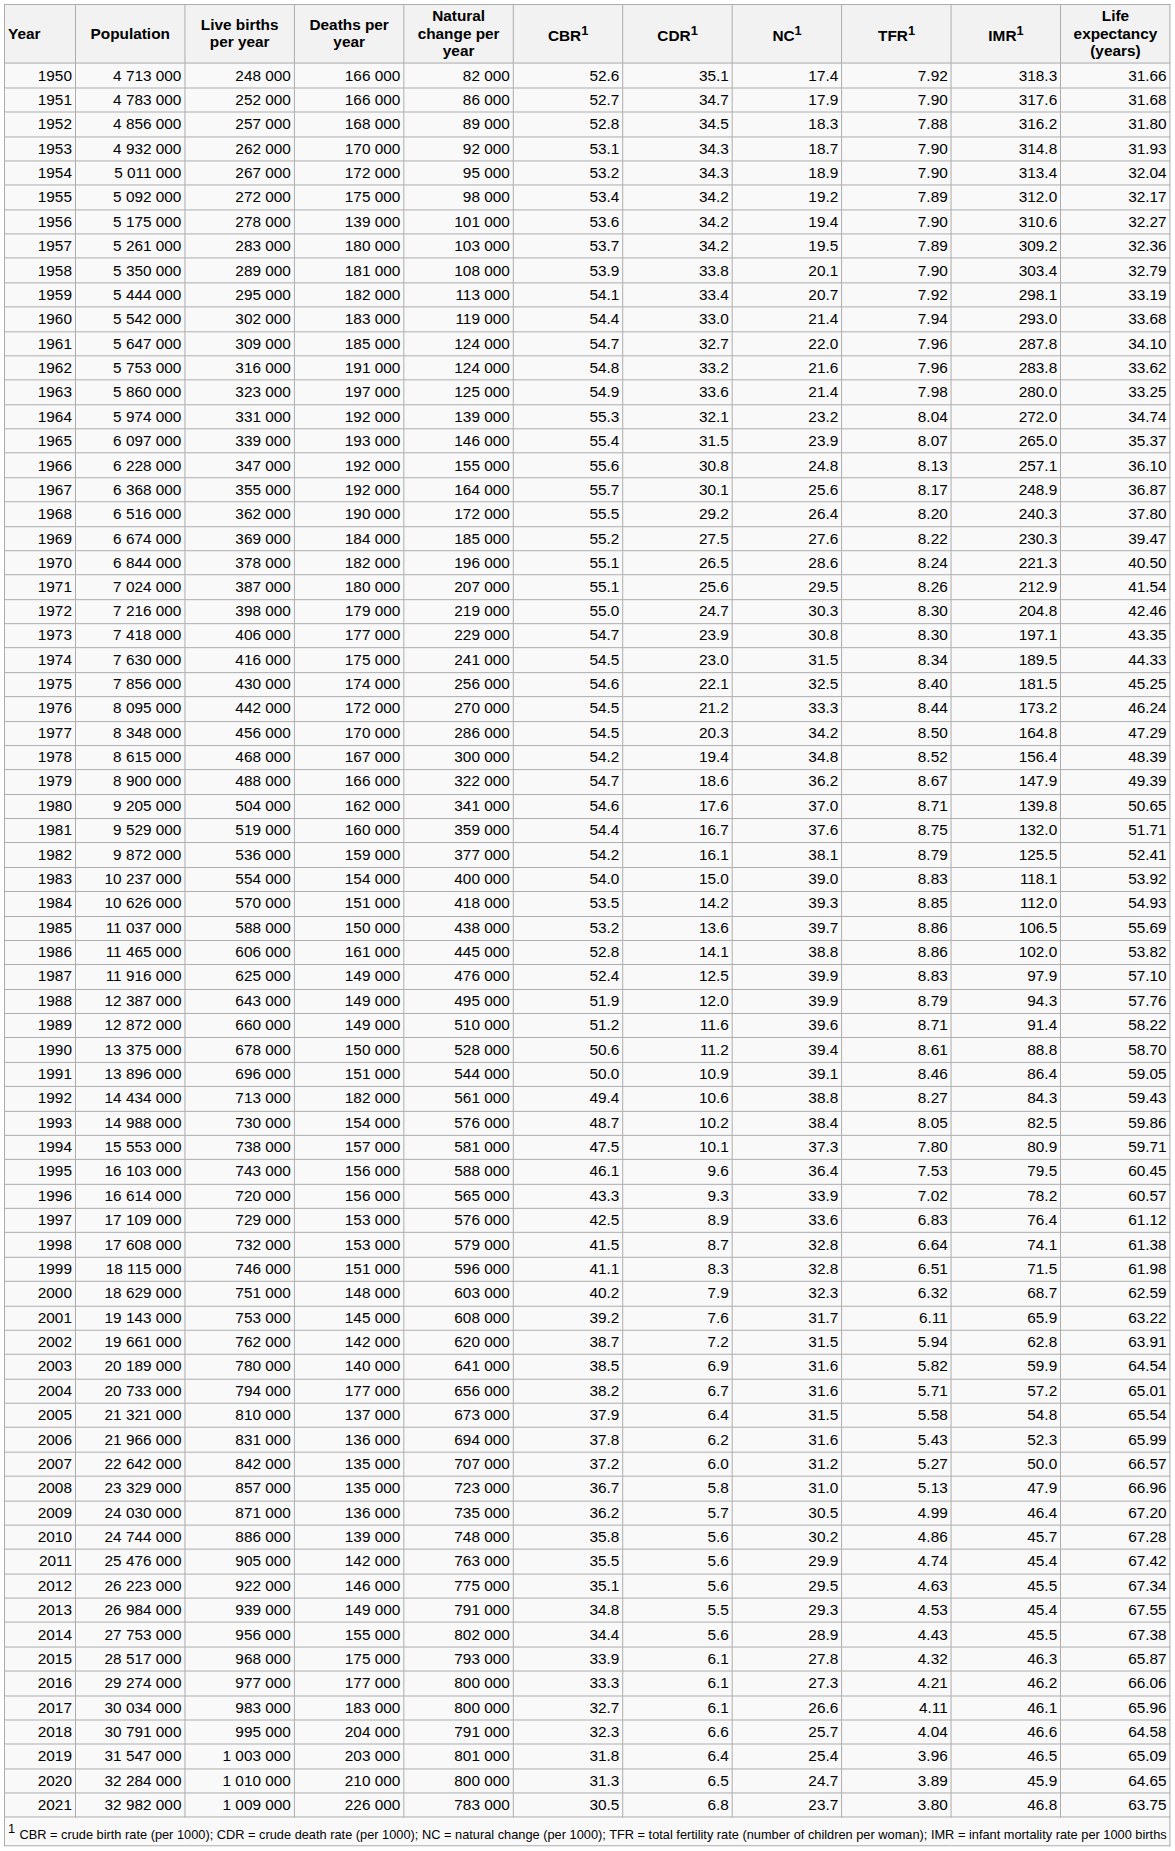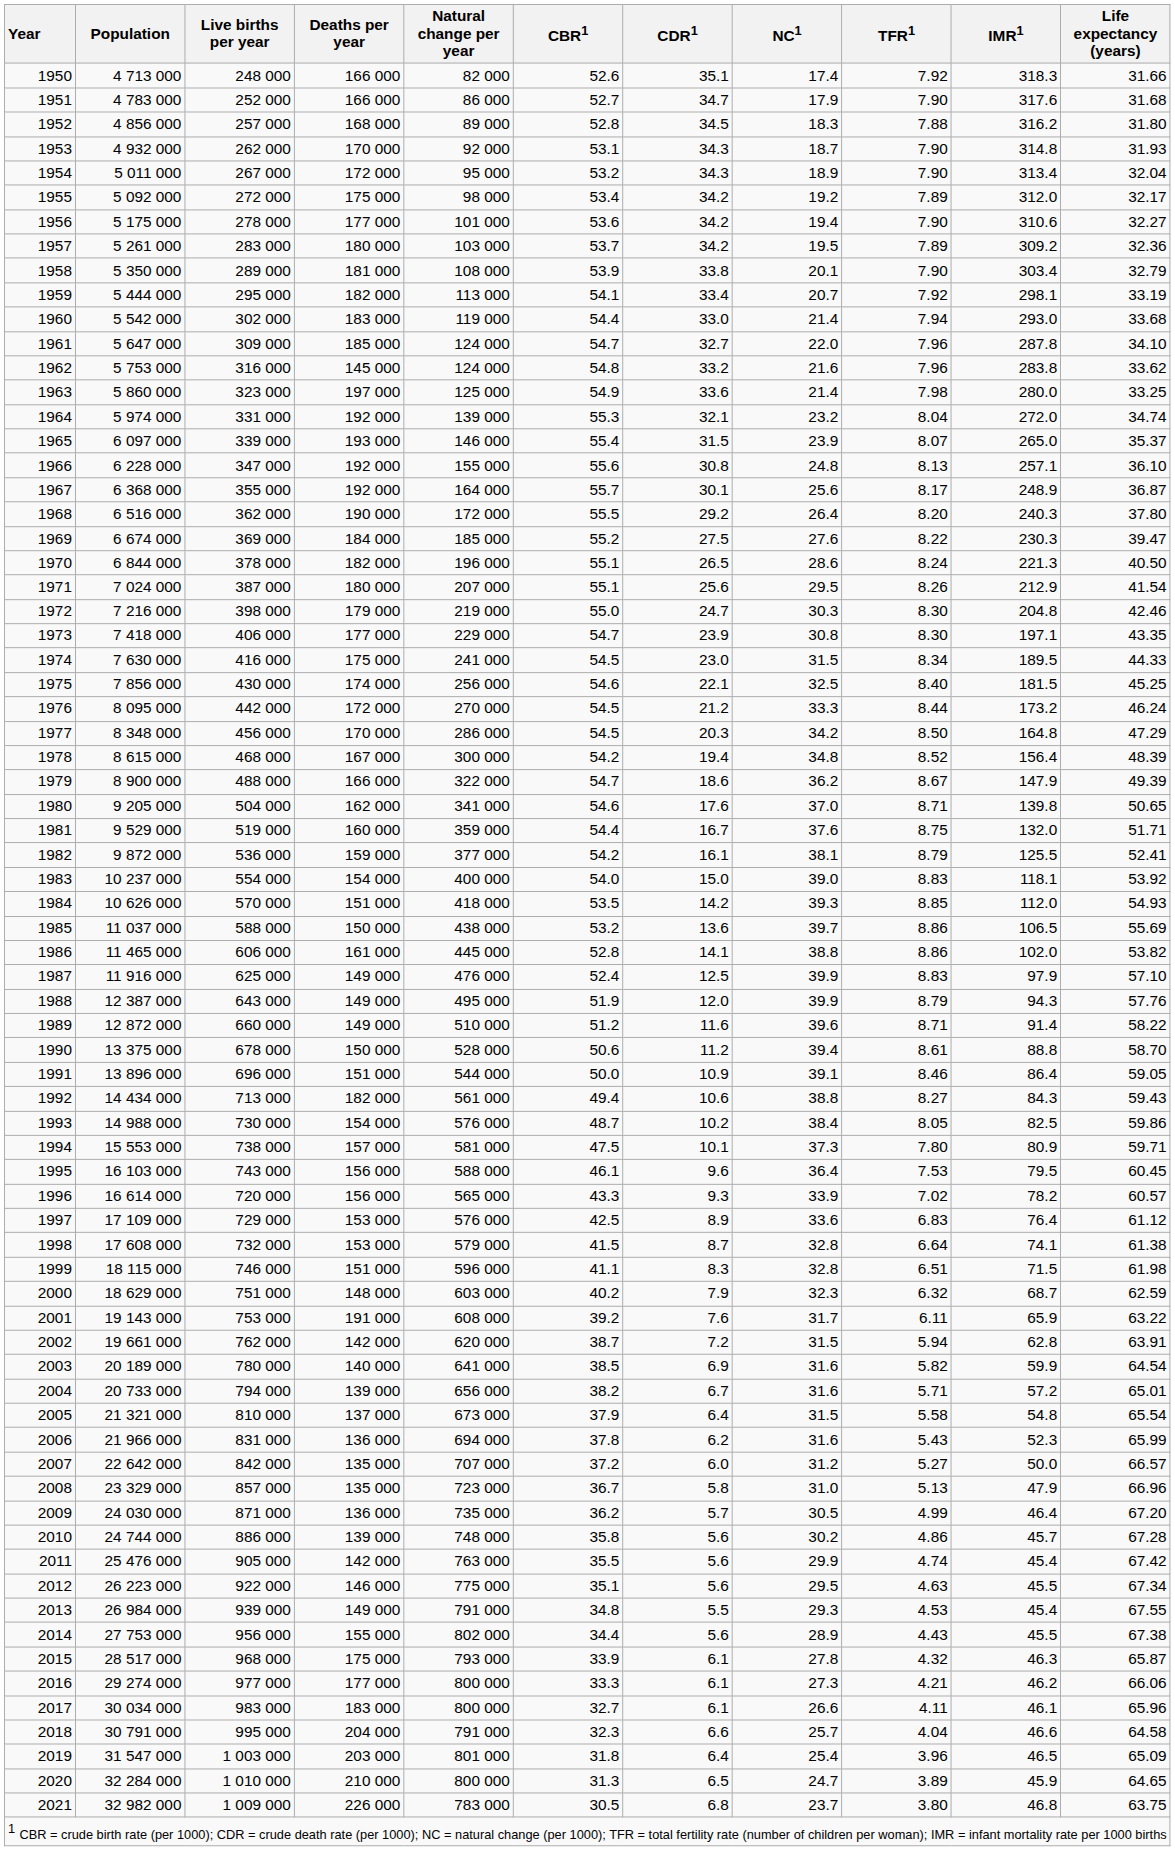(368, 221) 139 000 -> (368, 221) 177 000
(368, 367) 191 000 -> (368, 367) 145 000
(368, 1317) 145 000 -> (368, 1317) 191 000
(368, 1391) 177 000 -> (368, 1391) 139 000
